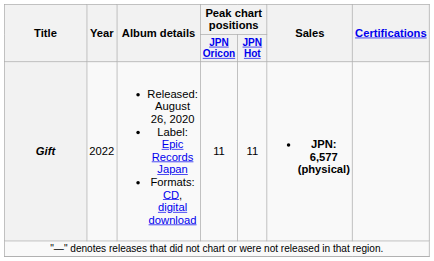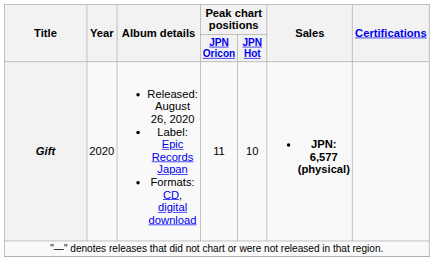(102, 151) 2022 -> (102, 151) 2020
(252, 151) 11 -> (252, 151) 10
